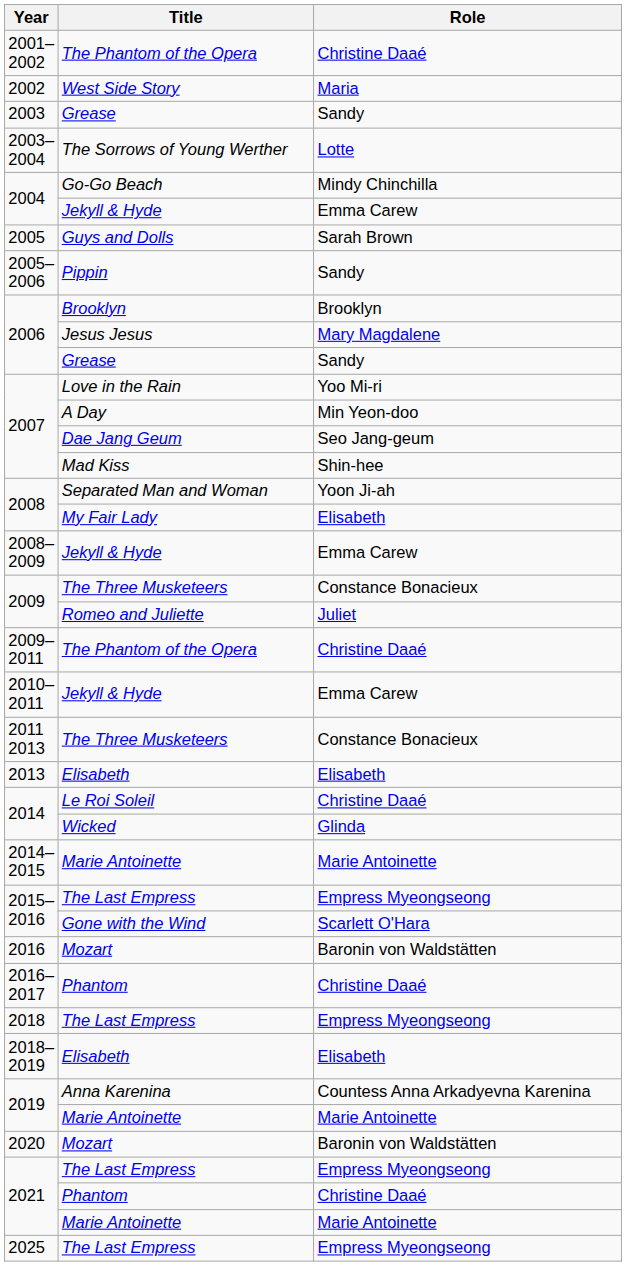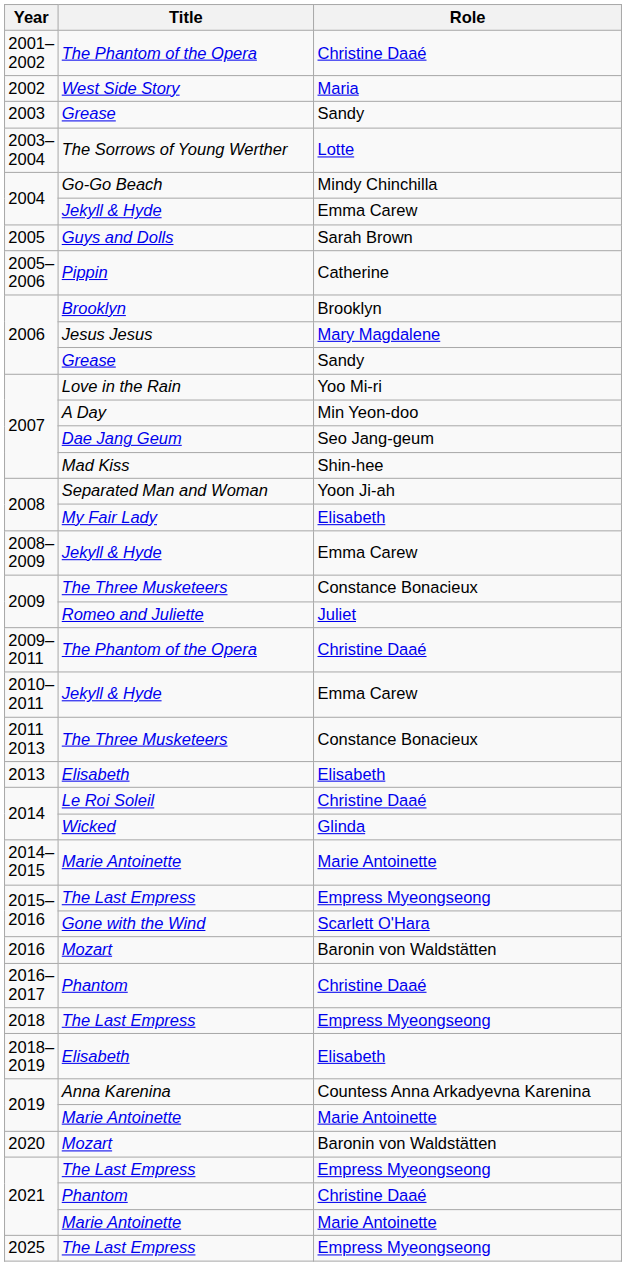(341, 273) Sandy -> (353, 273) Catherine
